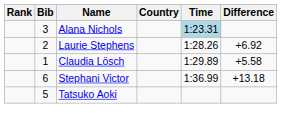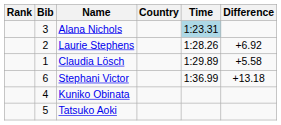+ row: (94, 95)
